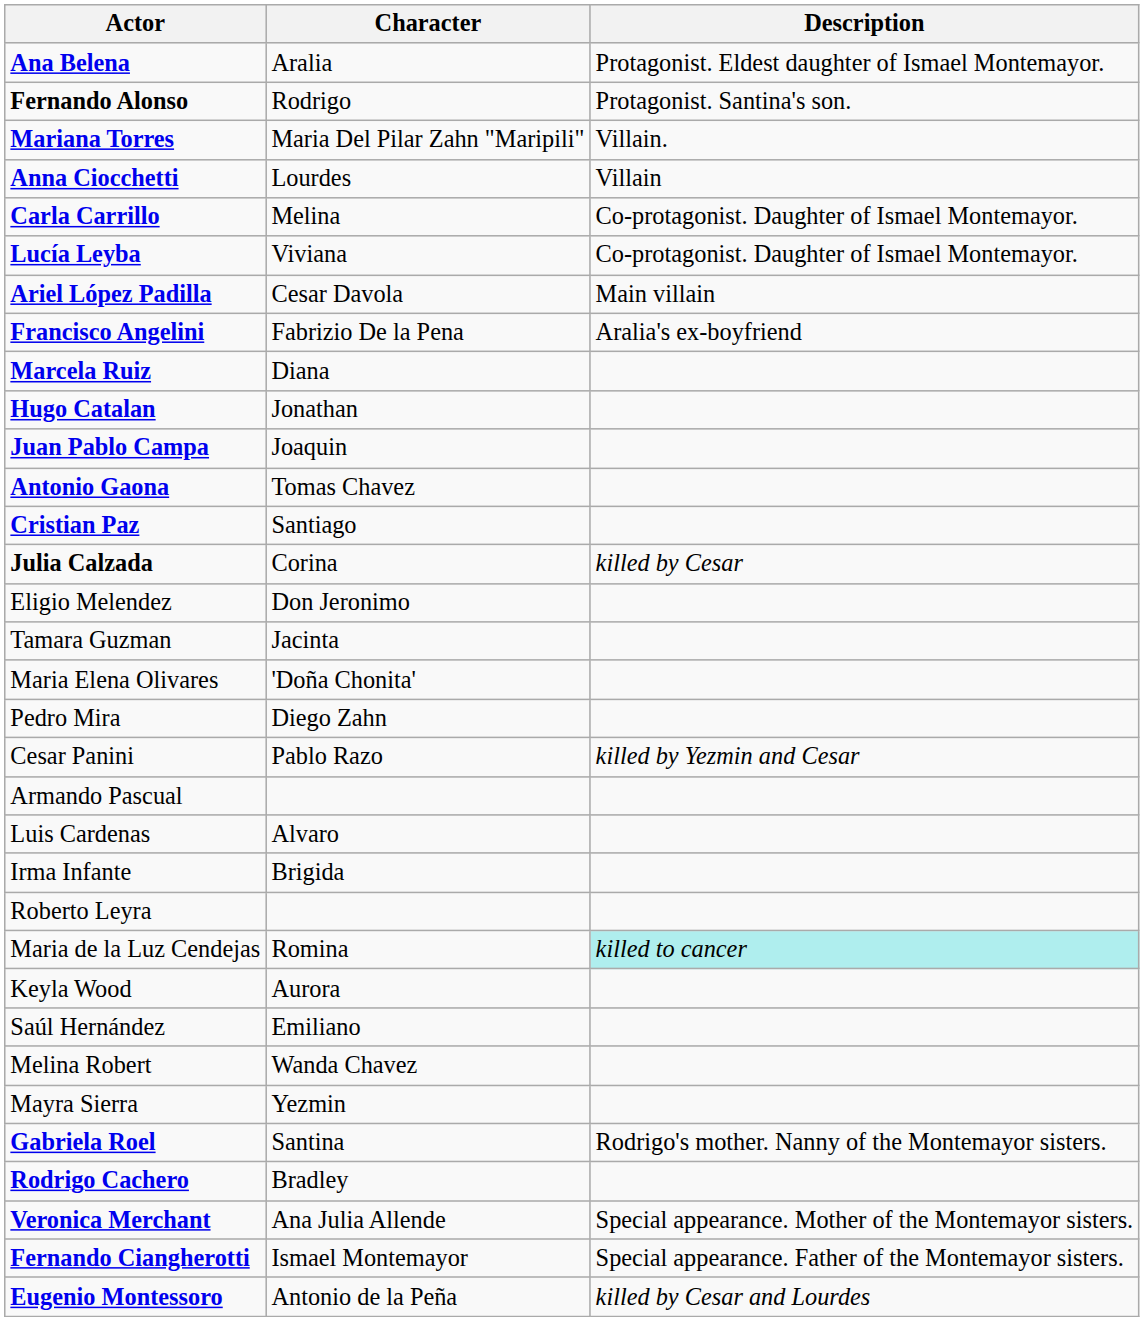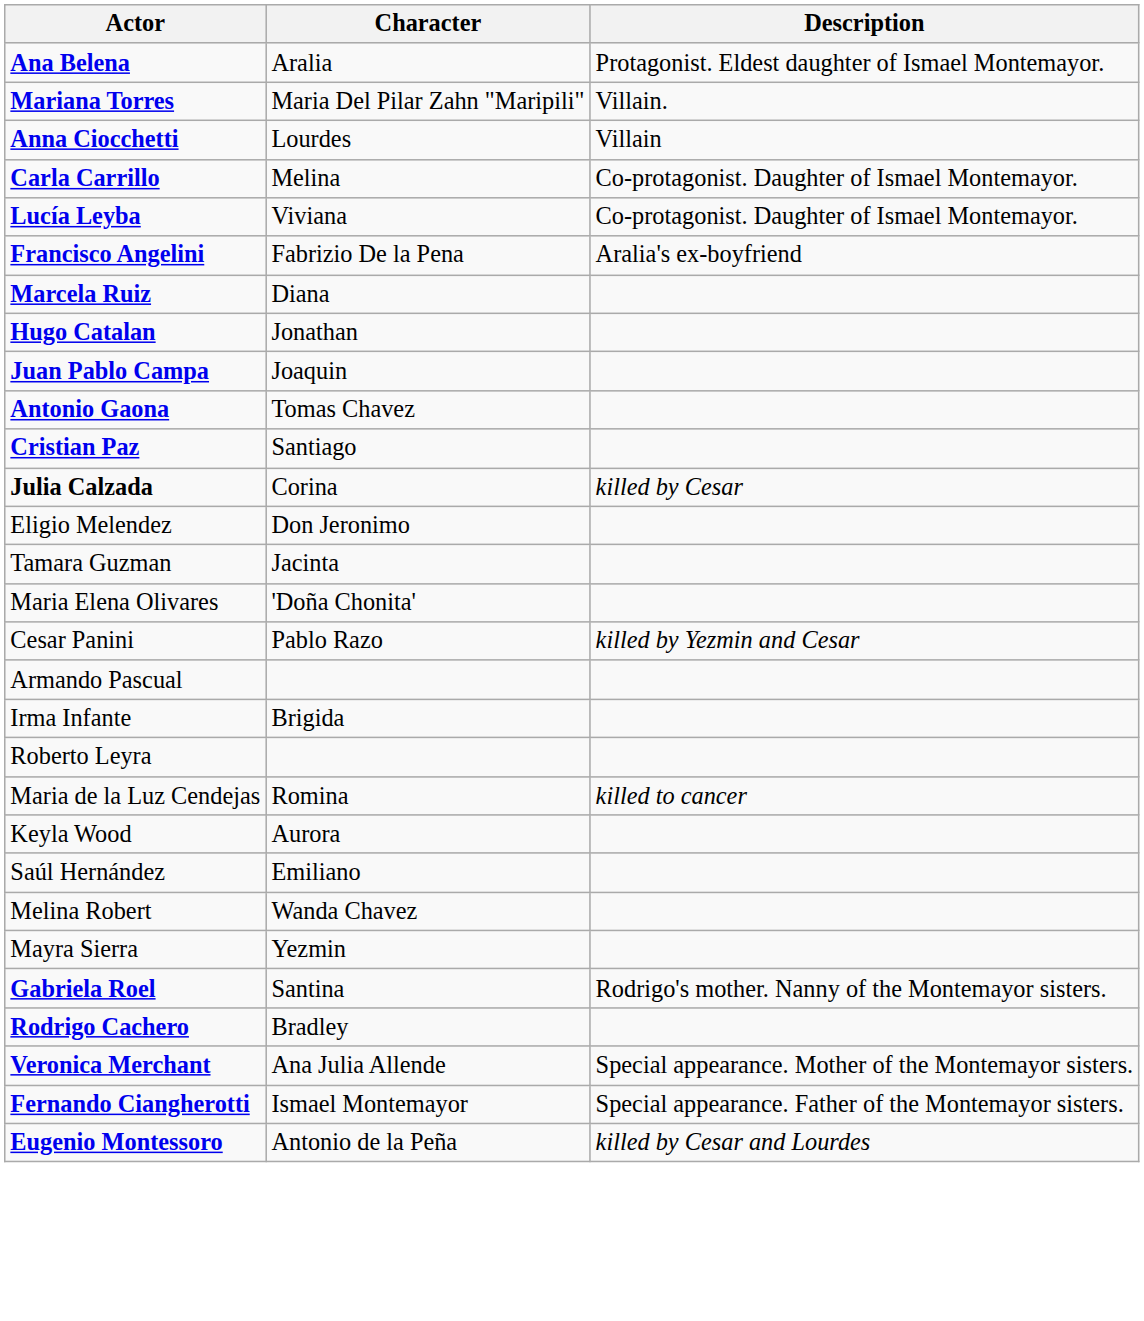- row: (99, 100)
- row: (111, 293)
- row: (65, 718)
- row: (80, 833)
(671, 949) paleturquoise background -> (671, 795) no background
